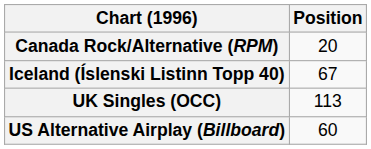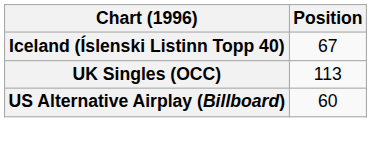- row: (147, 46)
